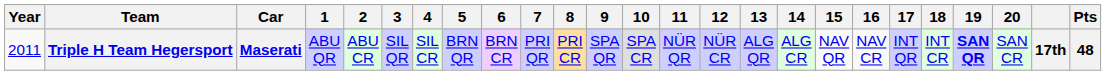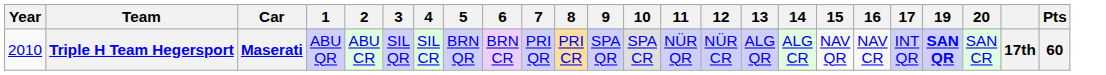- column: (938, 17)
(25, 50) 2011 -> (25, 50) 2010
(1085, 50) 48 -> (1055, 50) 60
